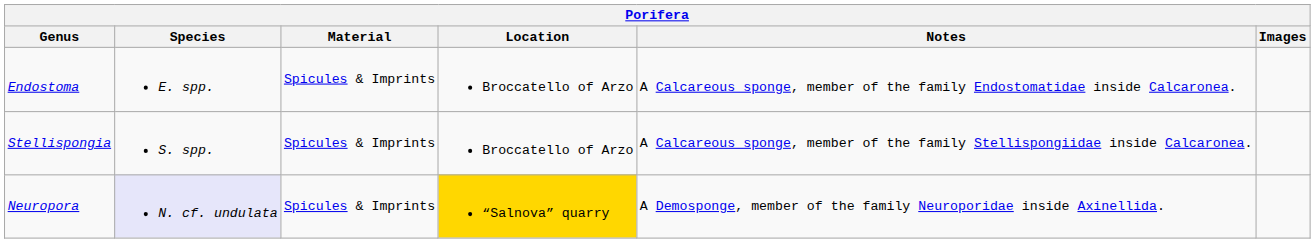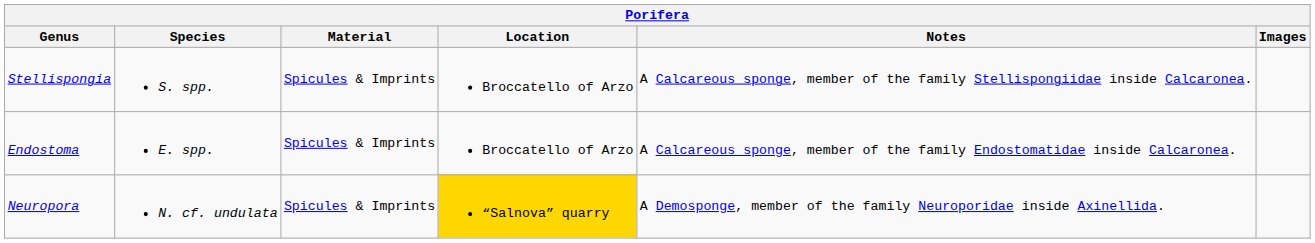rows swapped: (43, 87) <-> (59, 143)
(198, 214) lavender background -> (198, 214) no background
